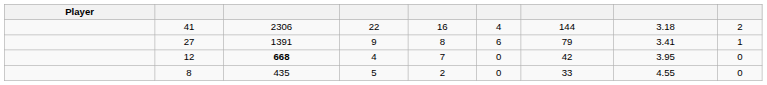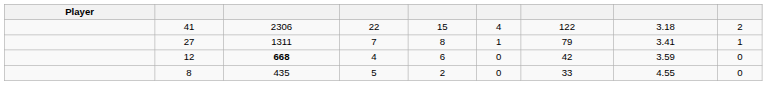(442, 27) 16 -> (442, 27) 15
(567, 27) 144 -> (567, 27) 122
(281, 42) 1391 -> (281, 42) 1311
(374, 42) 9 -> (374, 42) 7
(499, 42) 6 -> (499, 42) 1
(442, 57) 7 -> (442, 57) 6
(666, 57) 3.95 -> (666, 57) 3.59
